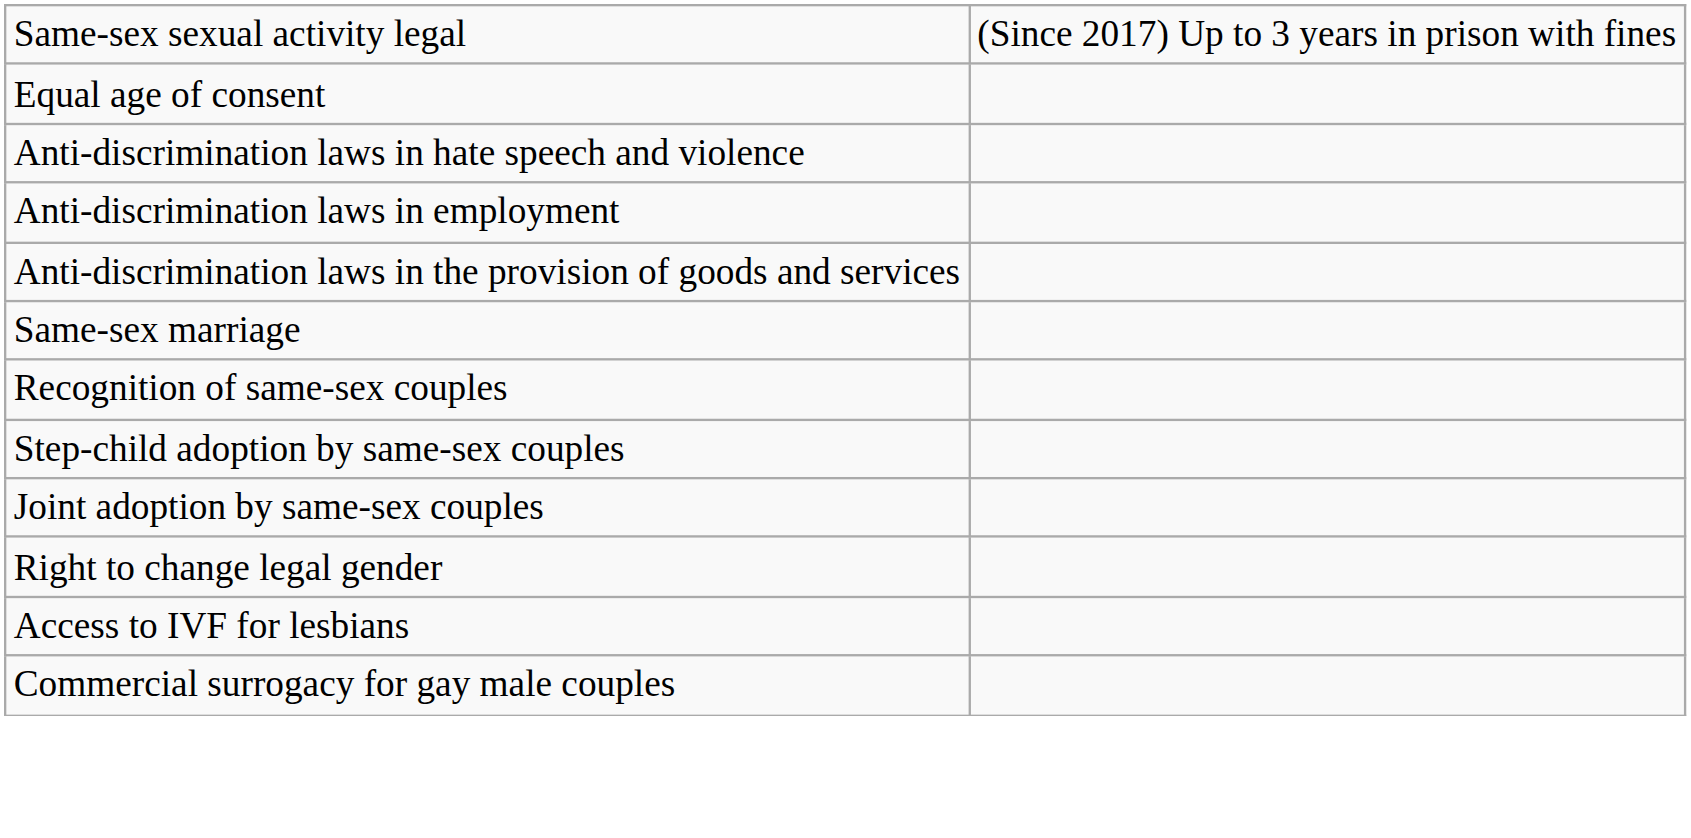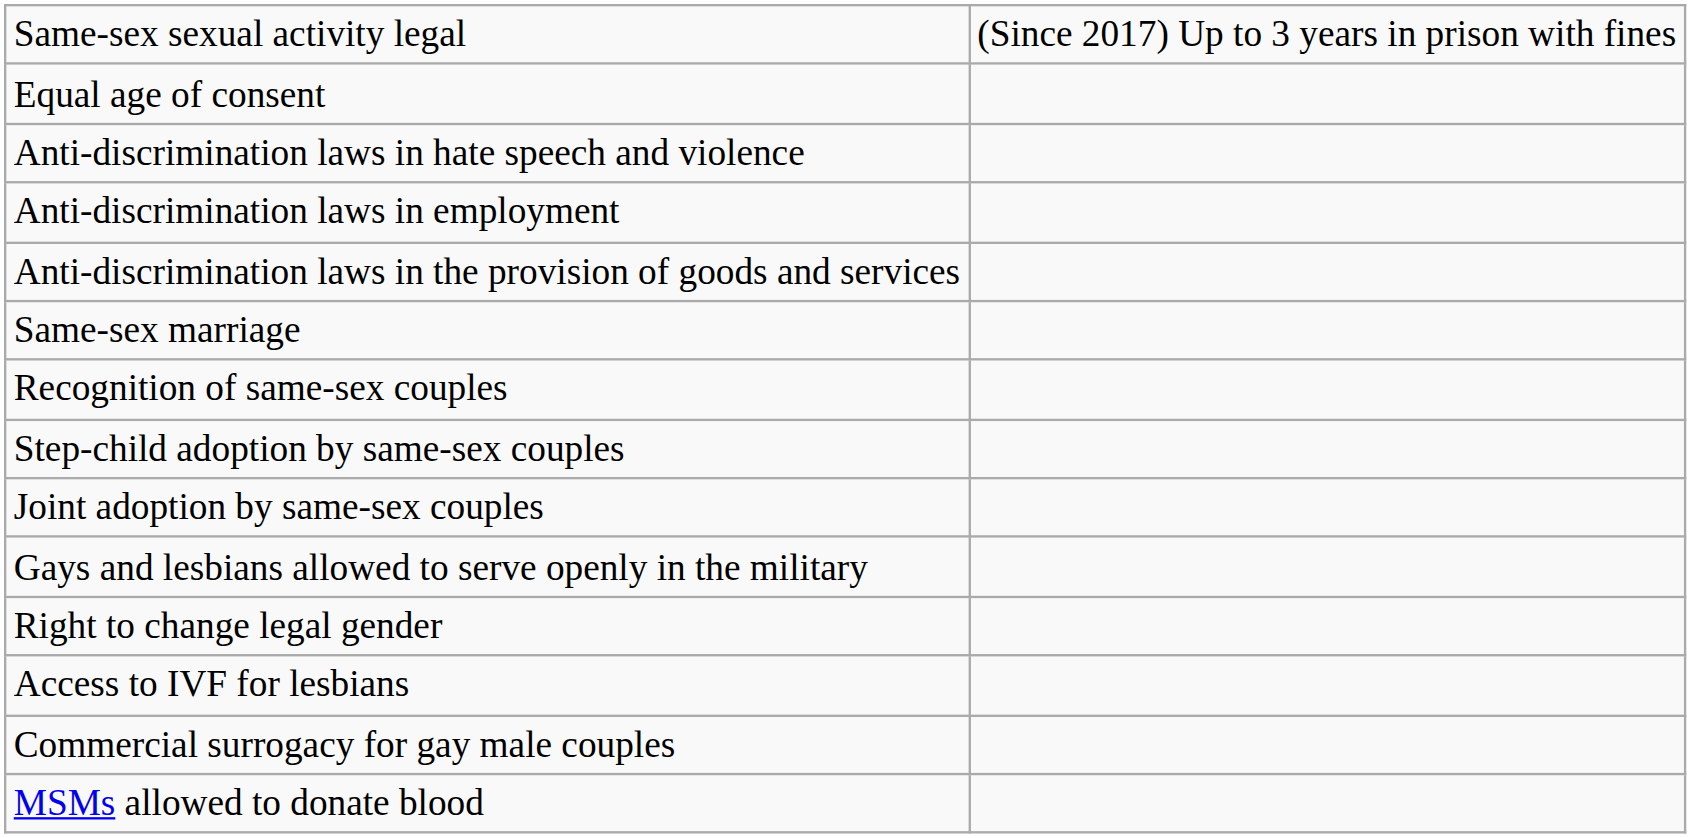+ row: (441, 566)
+ row: (249, 802)
